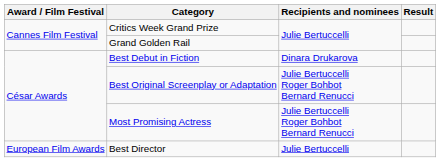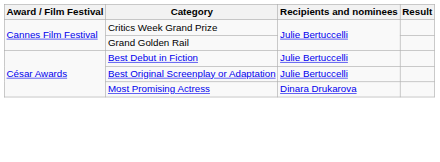(319, 58) Dinara Drukarova -> (314, 58) Julie Bertuccelli
(318, 85) Julie Bertuccelli Roger Bohbot Bernard Renucci -> (314, 74) Julie Bertuccelli
(318, 122) Julie Bertuccelli Roger Bohbot Bernard Renucci -> (318, 89) Dinara Drukarova
- row: (137, 149)
